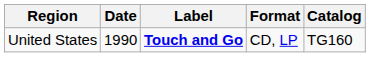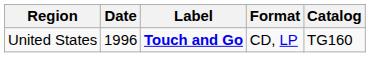(121, 39) 1990 -> (121, 39) 1996
